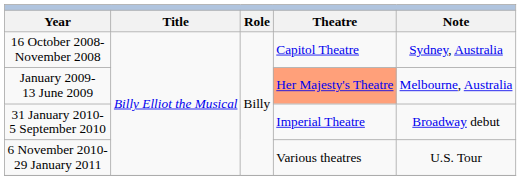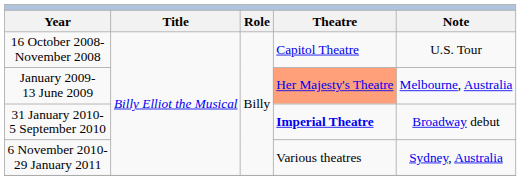(456, 49) Sydney, Australia -> (456, 49) U.S. Tour
(321, 121) normal -> (325, 121) bold
(456, 157) U.S. Tour -> (456, 157) Sydney, Australia
